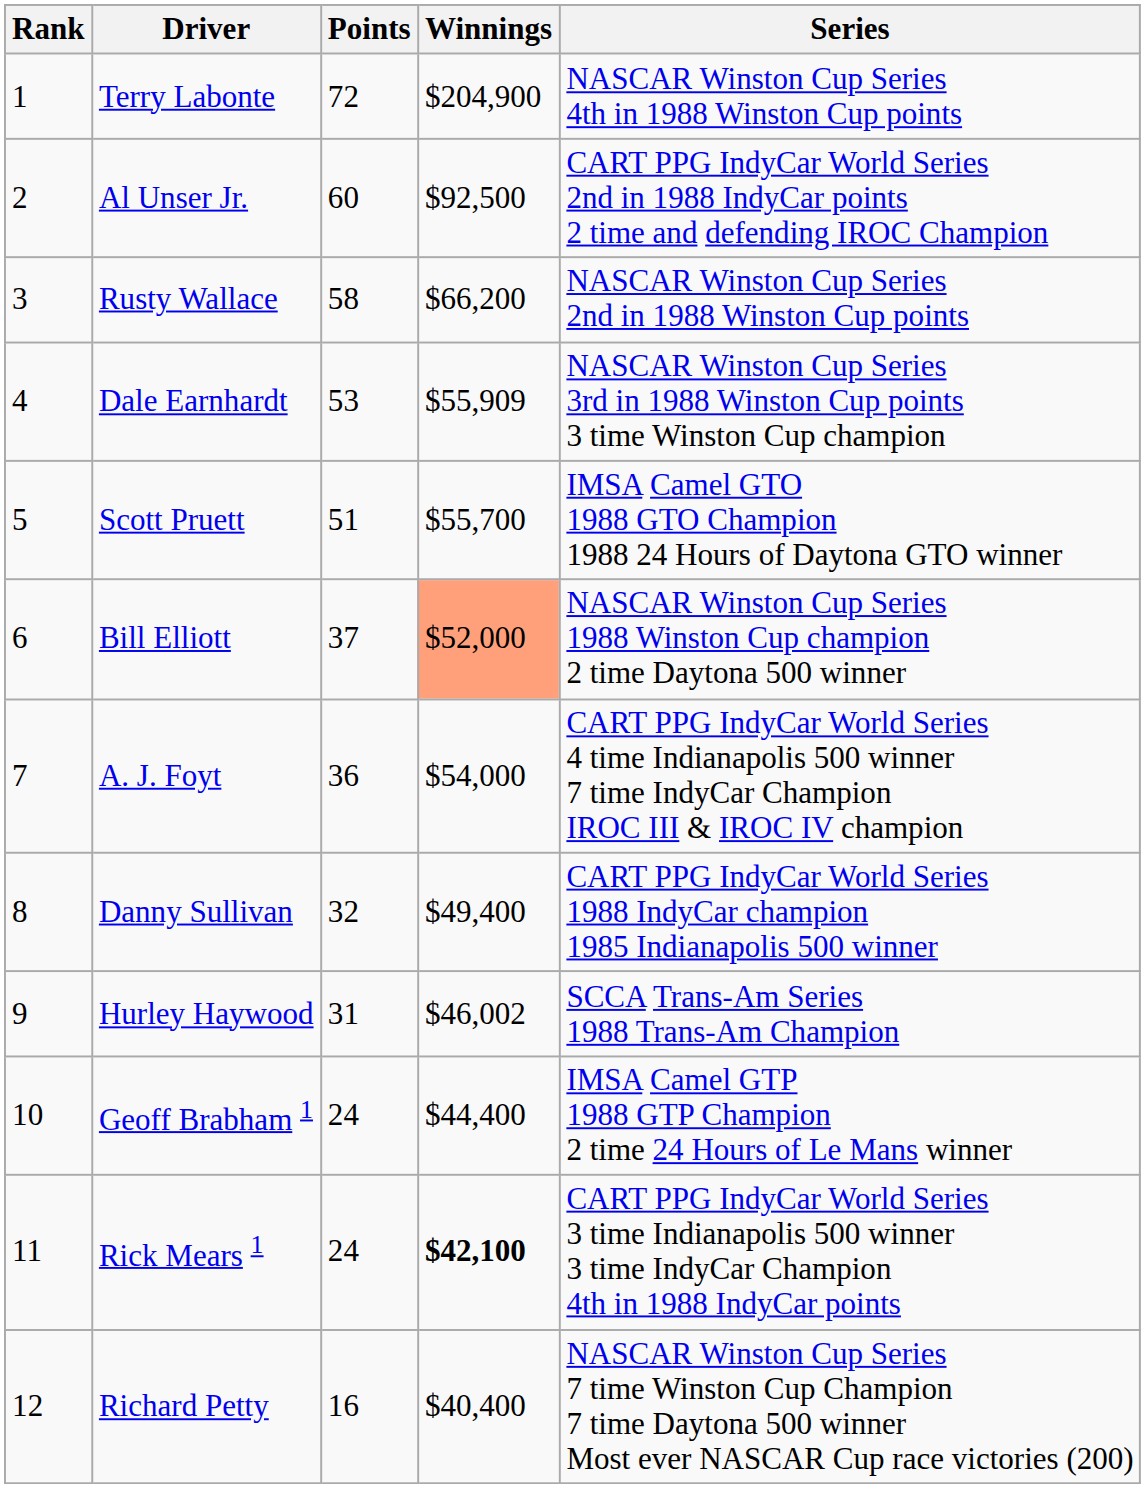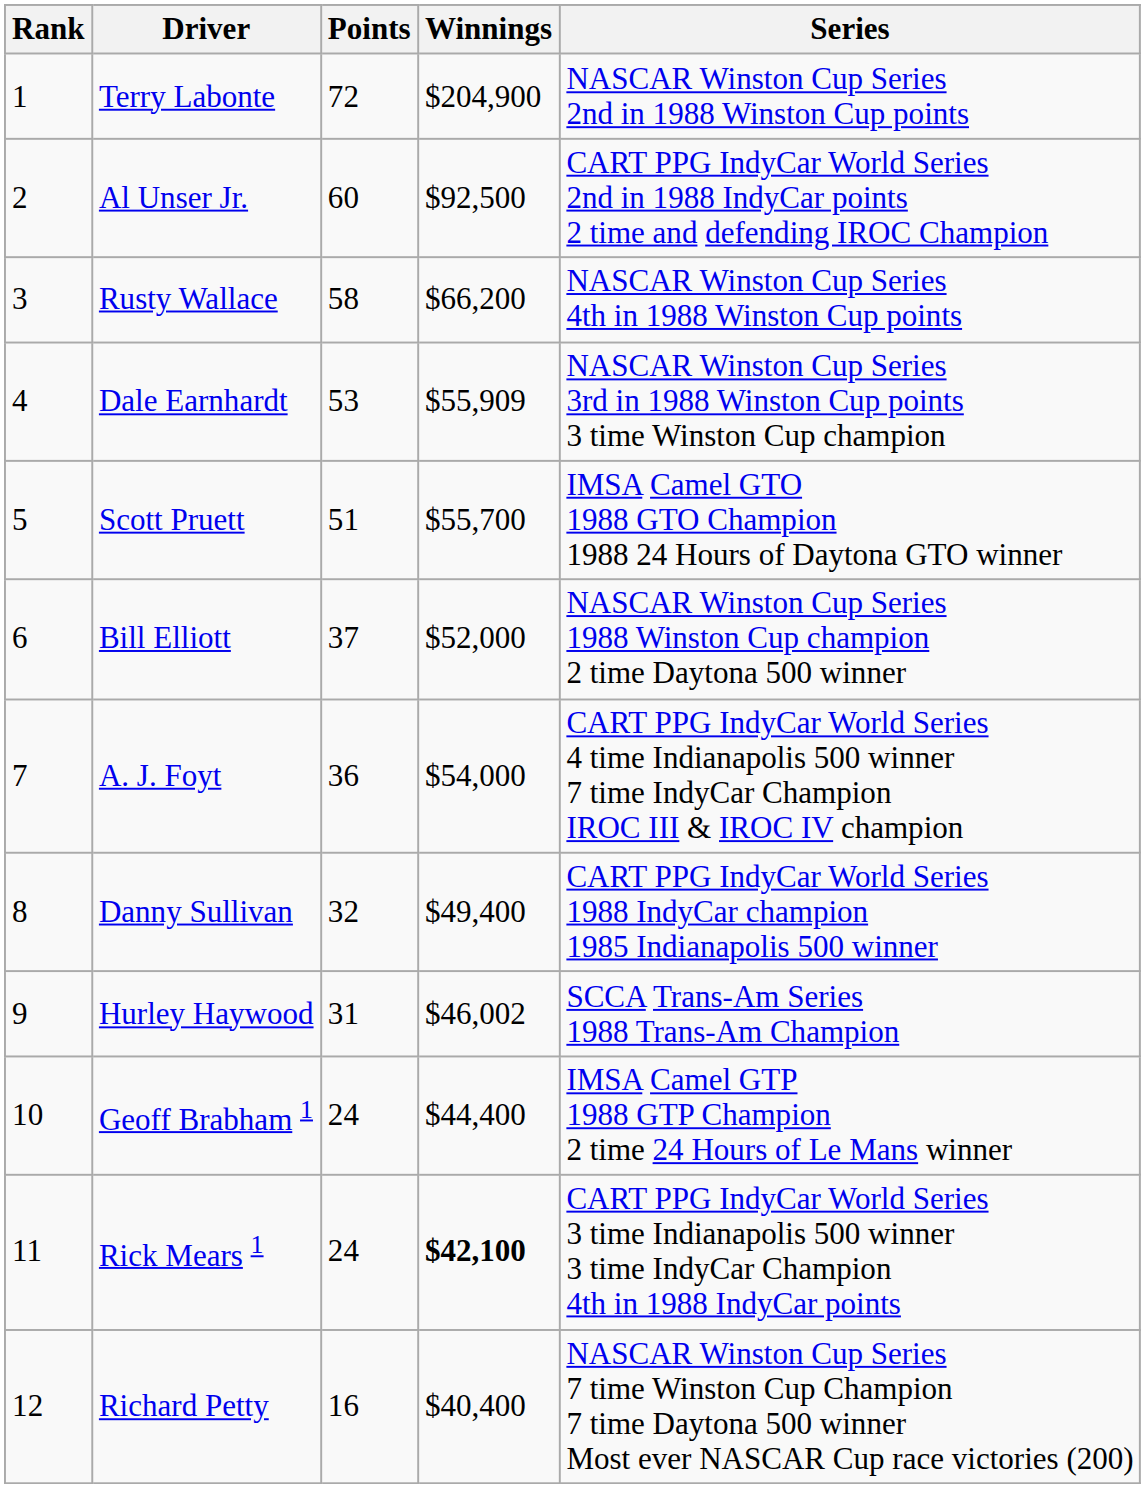(764, 95) NASCAR Winston Cup Series 4th in 1988 Winston Cup points -> (768, 95) NASCAR Winston Cup Series 2nd in 1988 Winston Cup points
(768, 299) NASCAR Winston Cup Series 2nd in 1988 Winston Cup points -> (764, 299) NASCAR Winston Cup Series 4th in 1988 Winston Cup points
(475, 638) lightsalmon background -> (475, 638) no background
